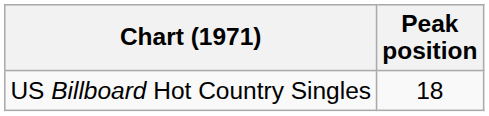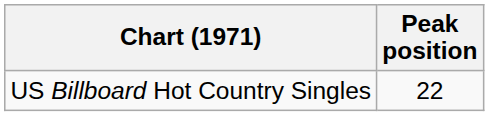(430, 90) 18 -> (430, 90) 22
